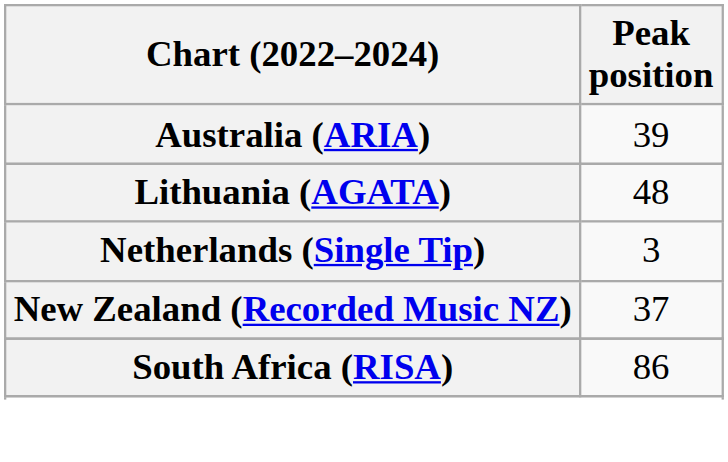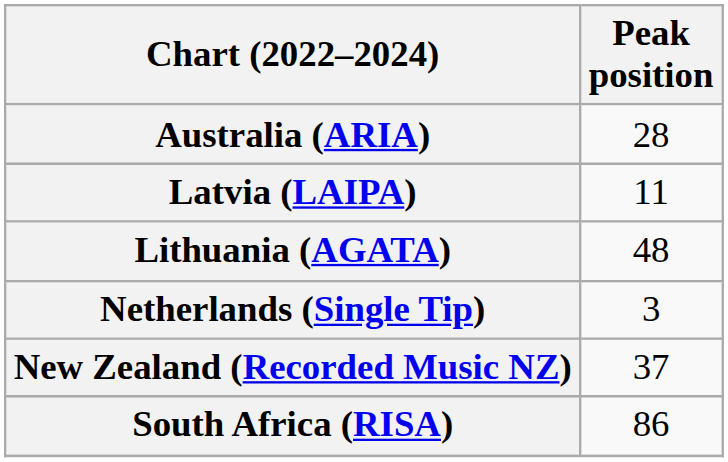(651, 133) 39 -> (651, 133) 28
+ row: (293, 191)
